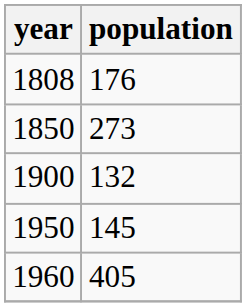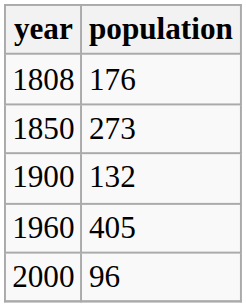- row: (43, 227)
+ row: (43, 276)
